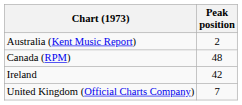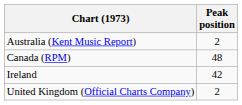(217, 91) 7 -> (217, 91) 2
